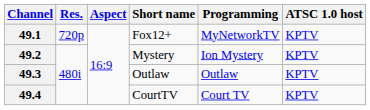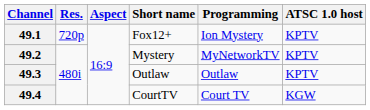(240, 34) MyNetworkTV -> (232, 34) Ion Mystery
(232, 54) Ion Mystery -> (240, 54) MyNetworkTV
(302, 94) KPTV -> (300, 94) KGW
